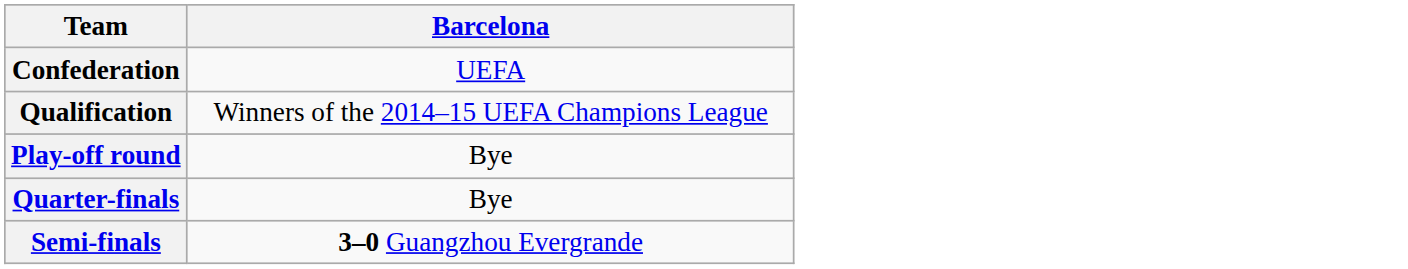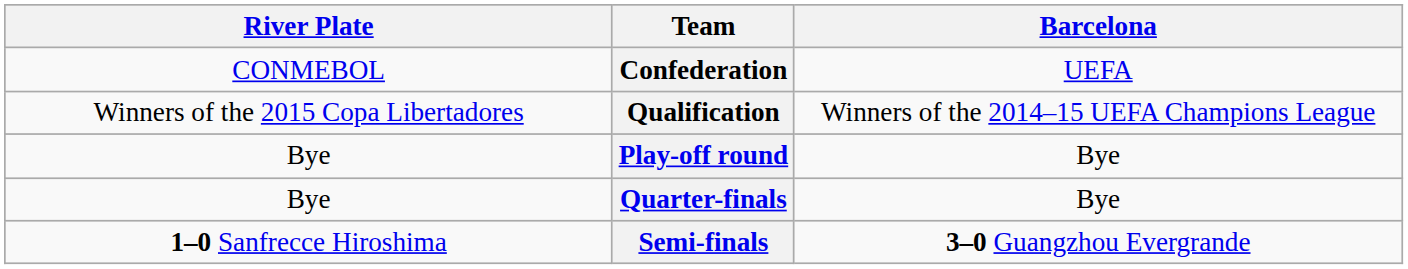+ column: (309, 26)
